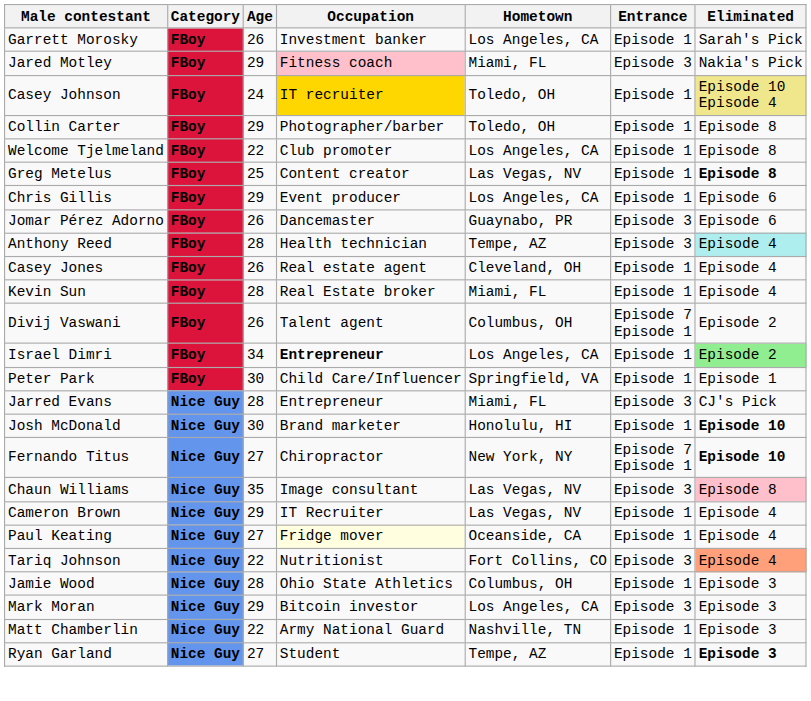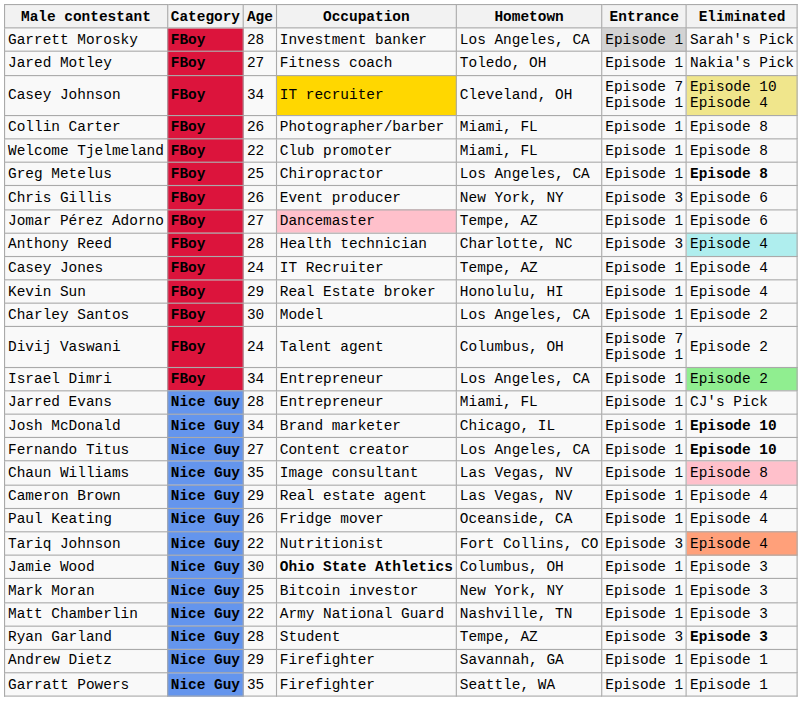(256, 40) 26 -> (256, 40) 28
(653, 40) no background -> (644, 40) lightgrey background
(256, 63) 29 -> (256, 63) 27
(336, 63) pink background -> (336, 63) no background
(507, 63) Miami, FL -> (503, 63) Toledo, OH
(653, 63) Episode 3 -> (644, 63) Episode 1
(256, 95) 24 -> (256, 95) 34
(512, 95) Toledo, OH -> (516, 95) Cleveland, OH
(653, 95) Episode 1 -> (644, 95) Episode 7 Episode 1
(256, 127) 29 -> (256, 127) 26
(512, 127) Toledo, OH -> (499, 127) Miami, FL
(533, 151) Los Angeles, CA -> (499, 151) Miami, FL
(345, 174) Content creator -> (332, 174) Chiropractor
(525, 174) Las Vegas, NV -> (525, 174) Los Angeles, CA
(256, 198) 29 -> (256, 198) 26
(533, 198) Los Angeles, CA -> (512, 198) New York, NY
(653, 198) Episode 1 -> (644, 198) Episode 3
(256, 221) 26 -> (256, 221) 27
(327, 221) no background -> (327, 221) pink background
(520, 221) Guaynabo, PR -> (499, 221) Tempe, AZ
(653, 221) Episode 3 -> (644, 221) Episode 1
(507, 245) Tempe, AZ -> (516, 245) Charlotte, NC
(256, 268) 26 -> (256, 268) 24
(353, 268) Real estate agent -> (332, 268) IT Recruiter
(525, 268) Cleveland, OH -> (499, 268) Tempe, AZ
(256, 292) 28 -> (256, 292) 29
(507, 292) Miami, FL -> (512, 292) Honolulu, HI
+ row: (69, 315)
(256, 324) 26 -> (256, 347) 24
(332, 355) bold -> (332, 379) normal
- row: (51, 379)
(653, 402) Episode 3 -> (644, 402) Episode 1
(256, 426) 30 -> (256, 426) 34
(520, 426) Honolulu, HI -> (507, 426) Chicago, IL
(332, 458) Chiropractor -> (345, 449) Content creator
(520, 458) New York, NY -> (525, 449) Los Angeles, CA
(653, 458) Episode 7 Episode 1 -> (644, 449) Episode 1
(653, 490) Episode 3 -> (644, 473) Episode 1
(332, 513) IT Recruiter -> (353, 496) Real estate agent
(256, 537) 27 -> (256, 520) 26
(332, 537) lightyellow background -> (332, 520) no background
(256, 584) 28 -> (256, 567) 30
(366, 584) normal -> (366, 567) bold
(256, 607) 29 -> (256, 591) 25
(533, 607) Los Angeles, CA -> (512, 591) New York, NY
(653, 607) Episode 3 -> (644, 591) Episode 1
(256, 654) 27 -> (256, 638) 28
(653, 654) Episode 1 -> (644, 638) Episode 3
+ row: (60, 661)
+ row: (69, 685)
